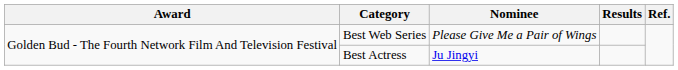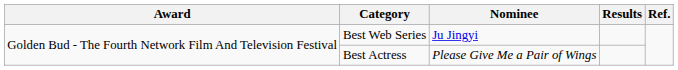(514, 34) Please Give Me a Pair of Wings -> (455, 34) Ju Jingyi
(455, 55) Ju Jingyi -> (514, 55) Please Give Me a Pair of Wings
